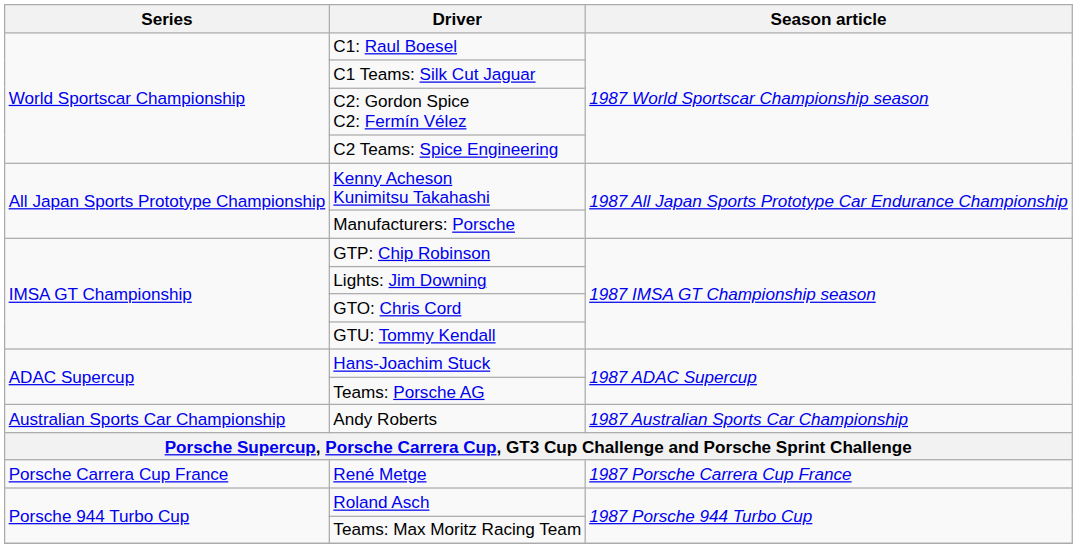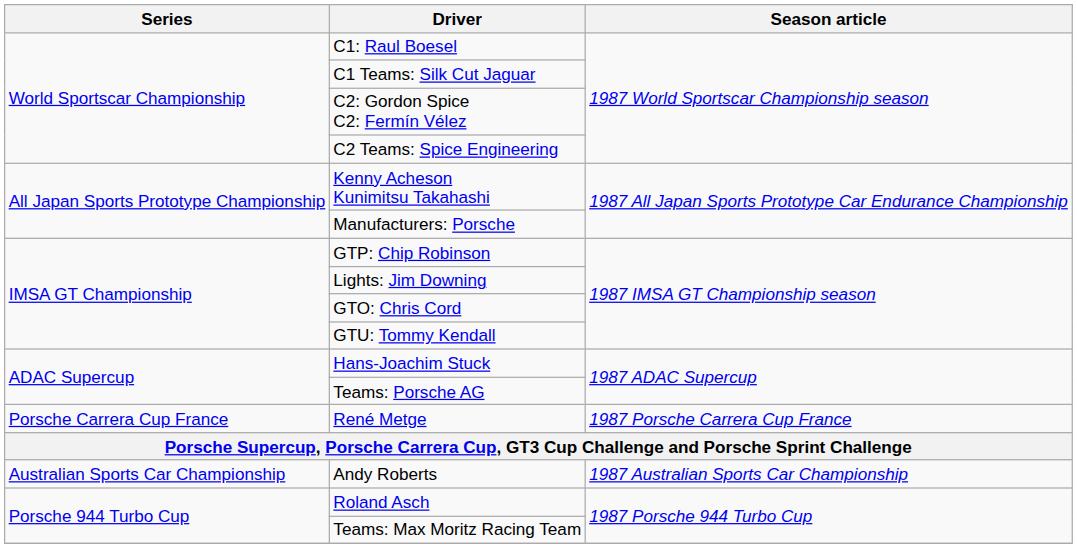rows swapped: (385, 419) <-> (380, 474)
